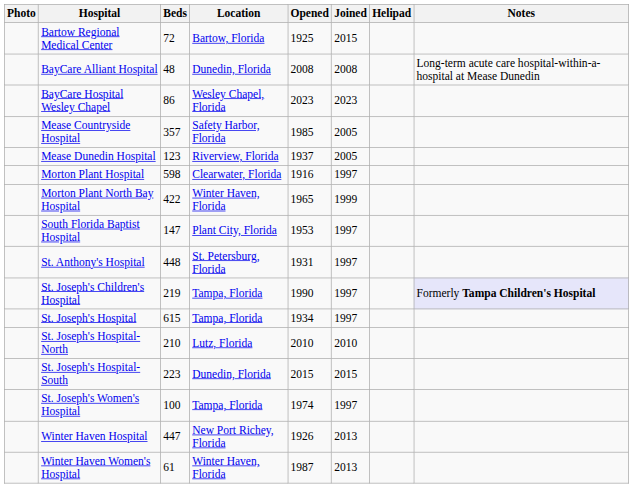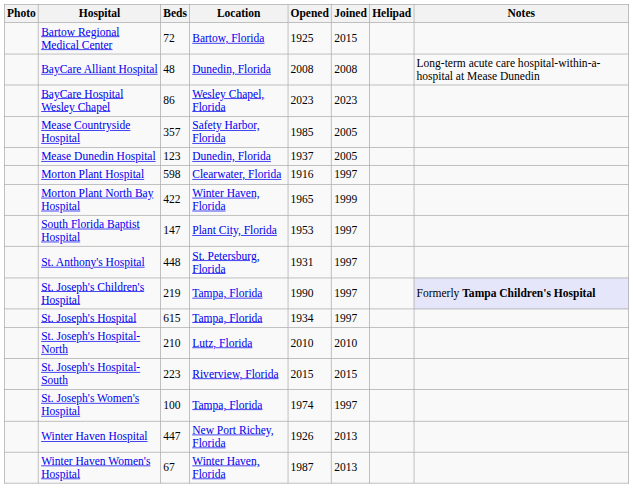(235, 156) Riverview, Florida -> (232, 156) Dunedin, Florida
(232, 374) Dunedin, Florida -> (235, 374) Riverview, Florida
(169, 467) 61 -> (169, 467) 67
